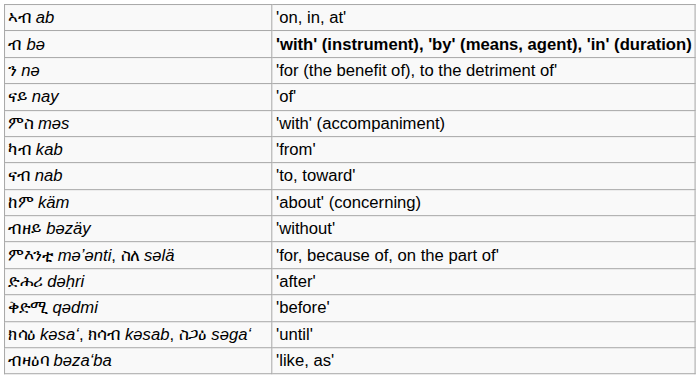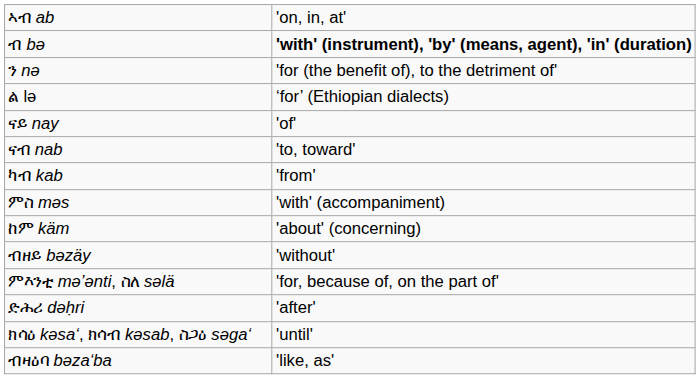+ row: (22, 96)
rows swapped: (39, 123) <-> (35, 176)
- row: (53, 307)
